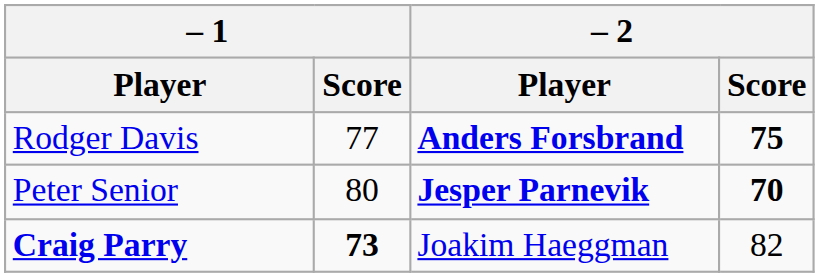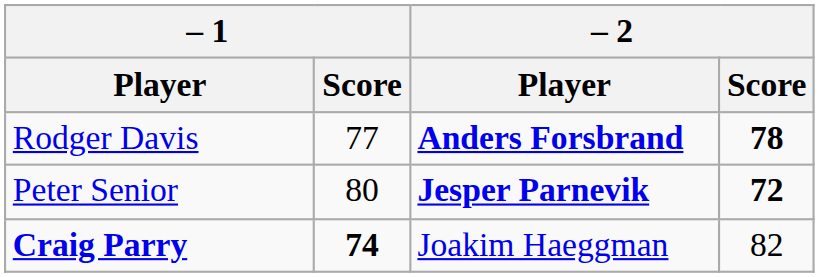(767, 137) 75 -> (767, 137) 78
(767, 191) 70 -> (767, 191) 72
(362, 244) 73 -> (362, 244) 74
